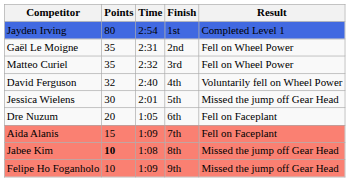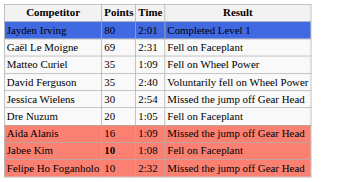- column: (182, 13)
(148, 30) 2:54 -> (148, 30) 2:01
(110, 47) 35 -> (110, 47) 69
(247, 47) Fell on Wheel Power -> (205, 47) Fell on Faceplant
(148, 64) 2:32 -> (148, 64) 1:09
(110, 82) 32 -> (110, 82) 35
(148, 99) 2:01 -> (148, 99) 2:54
(110, 133) 15 -> (110, 133) 16
(239, 133) Fell on Faceplant -> (236, 133) Missed the jump off Gear Head
(270, 151) Missed the jump off Gear Head -> (205, 151) Fell on Faceplant
(148, 168) 1:09 -> (148, 168) 2:32
